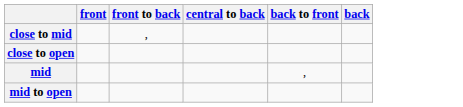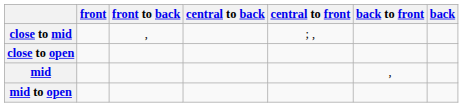+ column: (310, 14)
